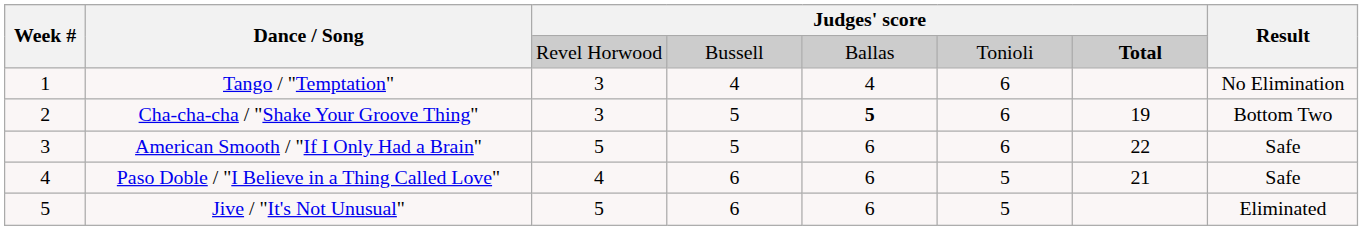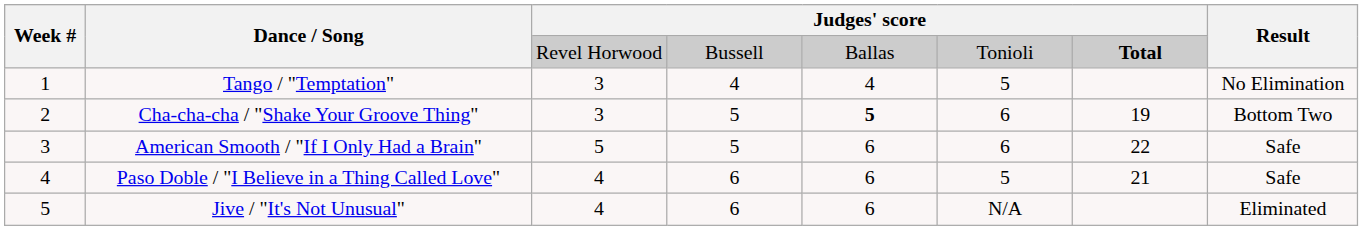(1005, 83) 6 -> (1005, 83) 5
(599, 209) 5 -> (599, 209) 4
(1005, 209) 5 -> (1005, 209) N/A
